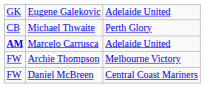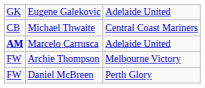(129, 28) Perth Glory -> (152, 28) Central Coast Mariners
(152, 75) Central Coast Mariners -> (129, 75) Perth Glory
